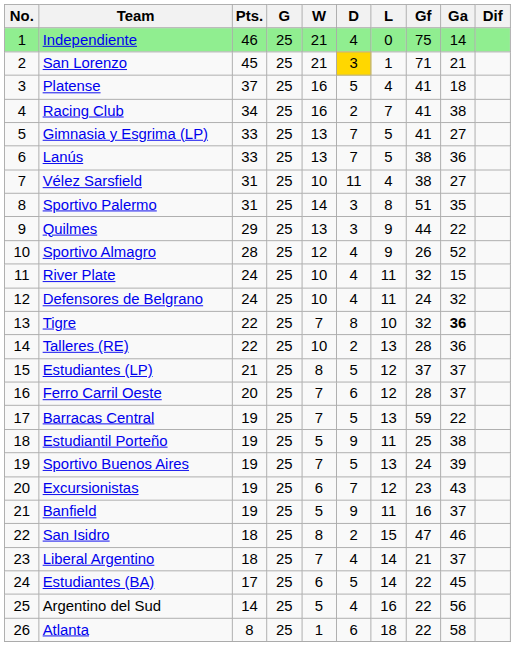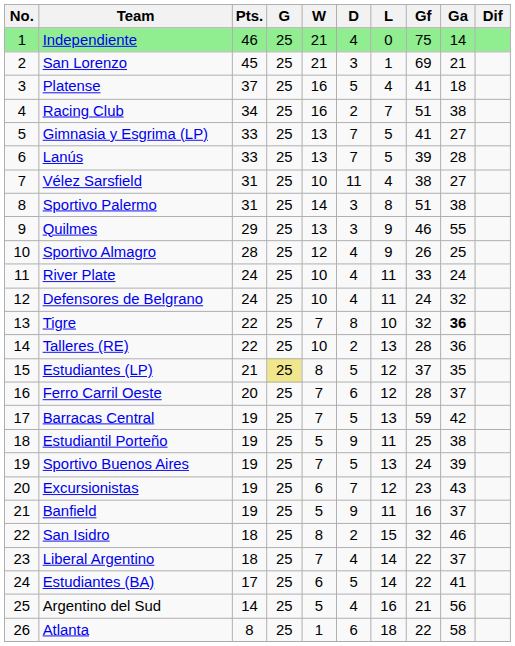(354, 63) gold background -> (354, 63) no background
(423, 63) 71 -> (423, 63) 69
(423, 110) 41 -> (423, 110) 51
(423, 157) 38 -> (423, 157) 39
(458, 157) 36 -> (458, 157) 28
(458, 205) 35 -> (458, 205) 38
(423, 228) 44 -> (423, 228) 46
(458, 228) 22 -> (458, 228) 55
(458, 252) 52 -> (458, 252) 25
(423, 275) 32 -> (423, 275) 33
(458, 275) 15 -> (458, 275) 24
(284, 370) no background -> (284, 370) khaki background
(458, 370) 37 -> (458, 370) 35
(458, 417) 22 -> (458, 417) 42
(423, 535) 47 -> (423, 535) 32
(423, 559) 21 -> (423, 559) 22
(458, 582) 45 -> (458, 582) 41
(423, 606) 22 -> (423, 606) 21
